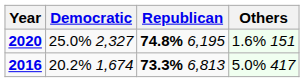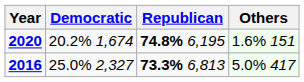(91, 41) 25.0% 2,327 -> (91, 41) 20.2% 1,674
(91, 65) 20.2% 1,674 -> (91, 65) 25.0% 2,327
